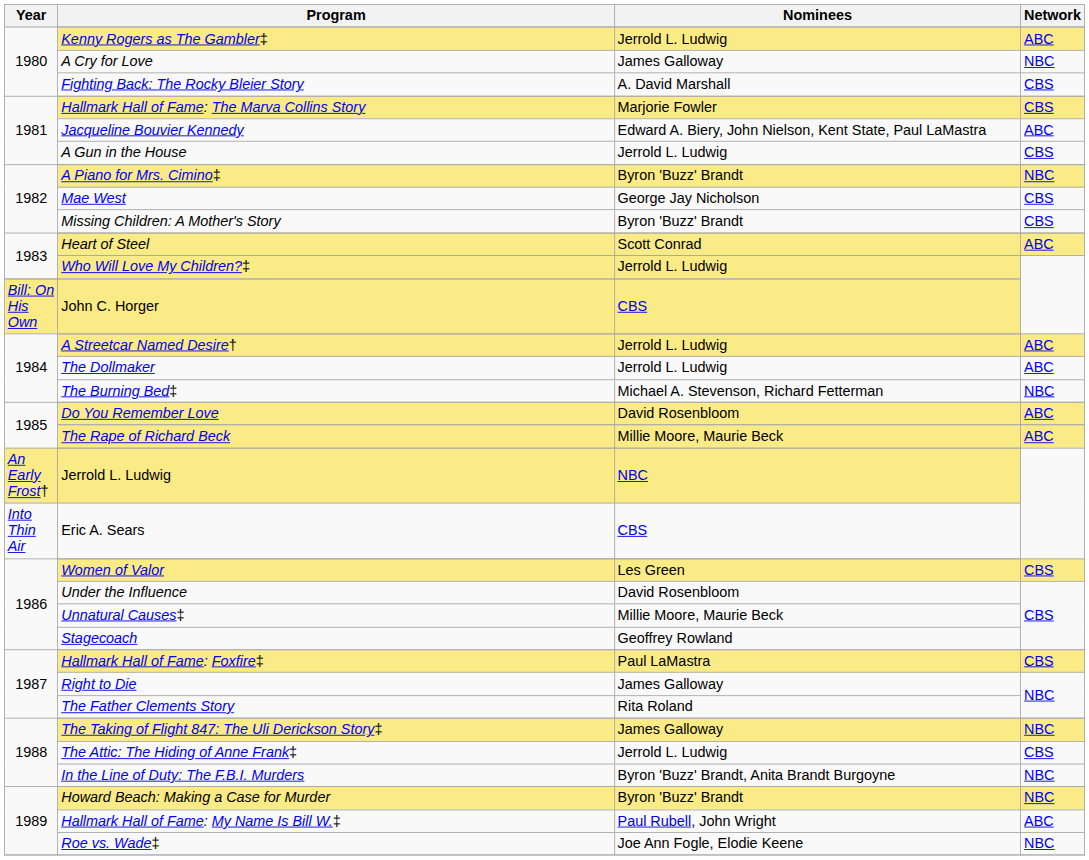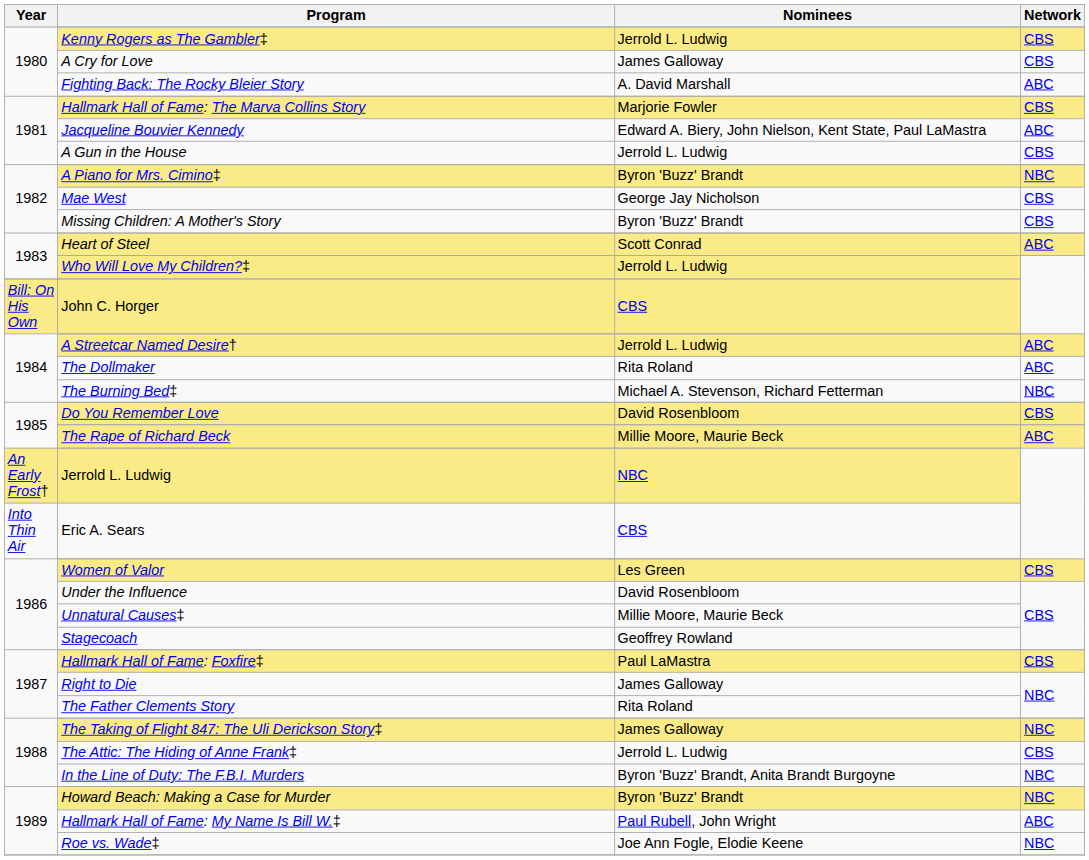(1039, 38) ABC -> (1039, 38) CBS
(1039, 61) NBC -> (1039, 61) CBS
(1039, 84) CBS -> (1039, 84) ABC
(672, 368) Jerrold L. Ludwig -> (655, 368) Rita Roland
(1039, 413) ABC -> (1039, 413) CBS
